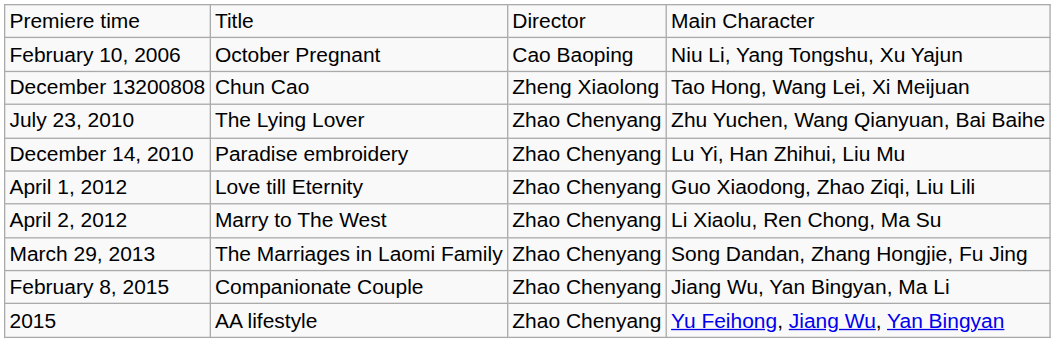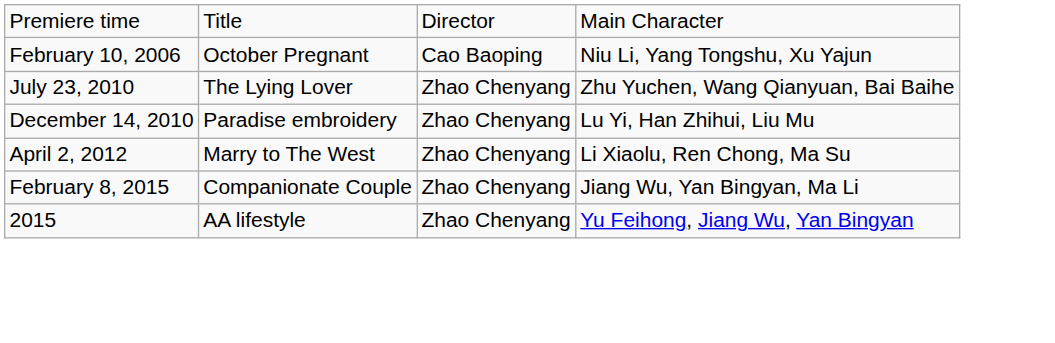- row: (107, 87)
- row: (68, 187)
- row: (82, 253)
